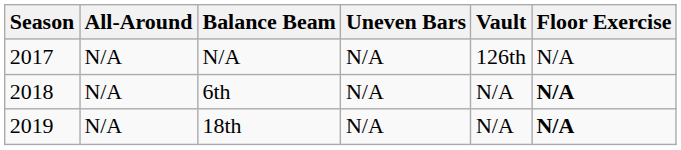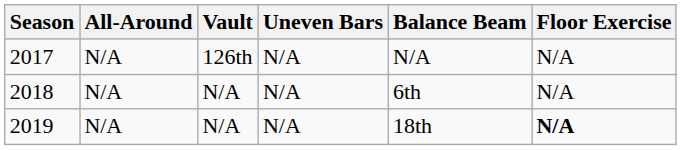columns swapped: (501, 21) <-> (269, 21)
(555, 91) bold -> (555, 91) normal
